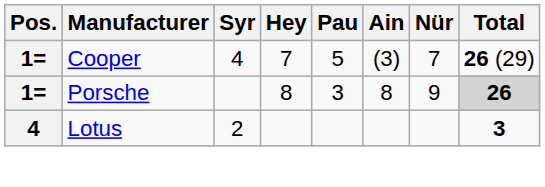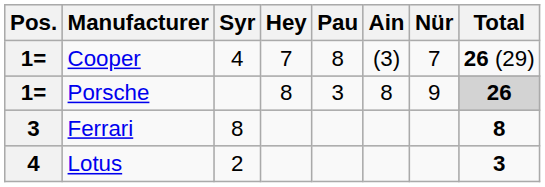(338, 58) 5 -> (338, 58) 8
+ row: (100, 129)
